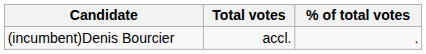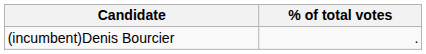- column: (249, 15)
